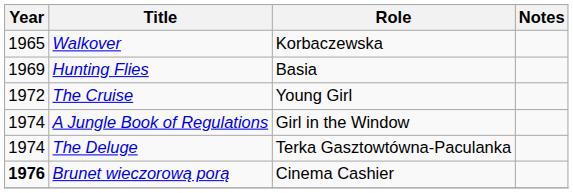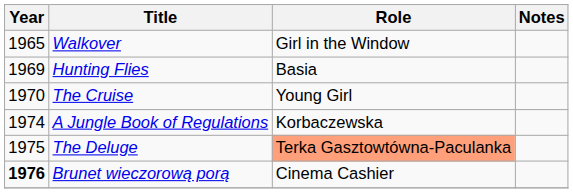(329, 43) Korbaczewska -> (343, 43) Girl in the Window
(27, 95) 1972 -> (27, 95) 1970
(343, 122) Girl in the Window -> (329, 122) Korbaczewska
(27, 148) 1974 -> (27, 148) 1975
(393, 148) no background -> (393, 148) lightsalmon background
